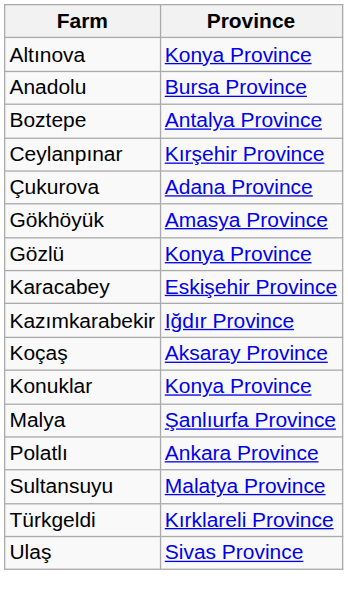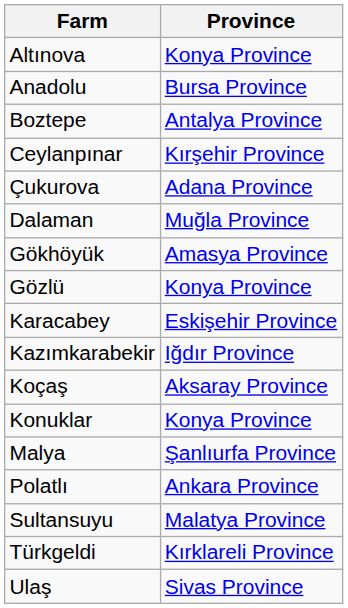+ row: (51, 220)
